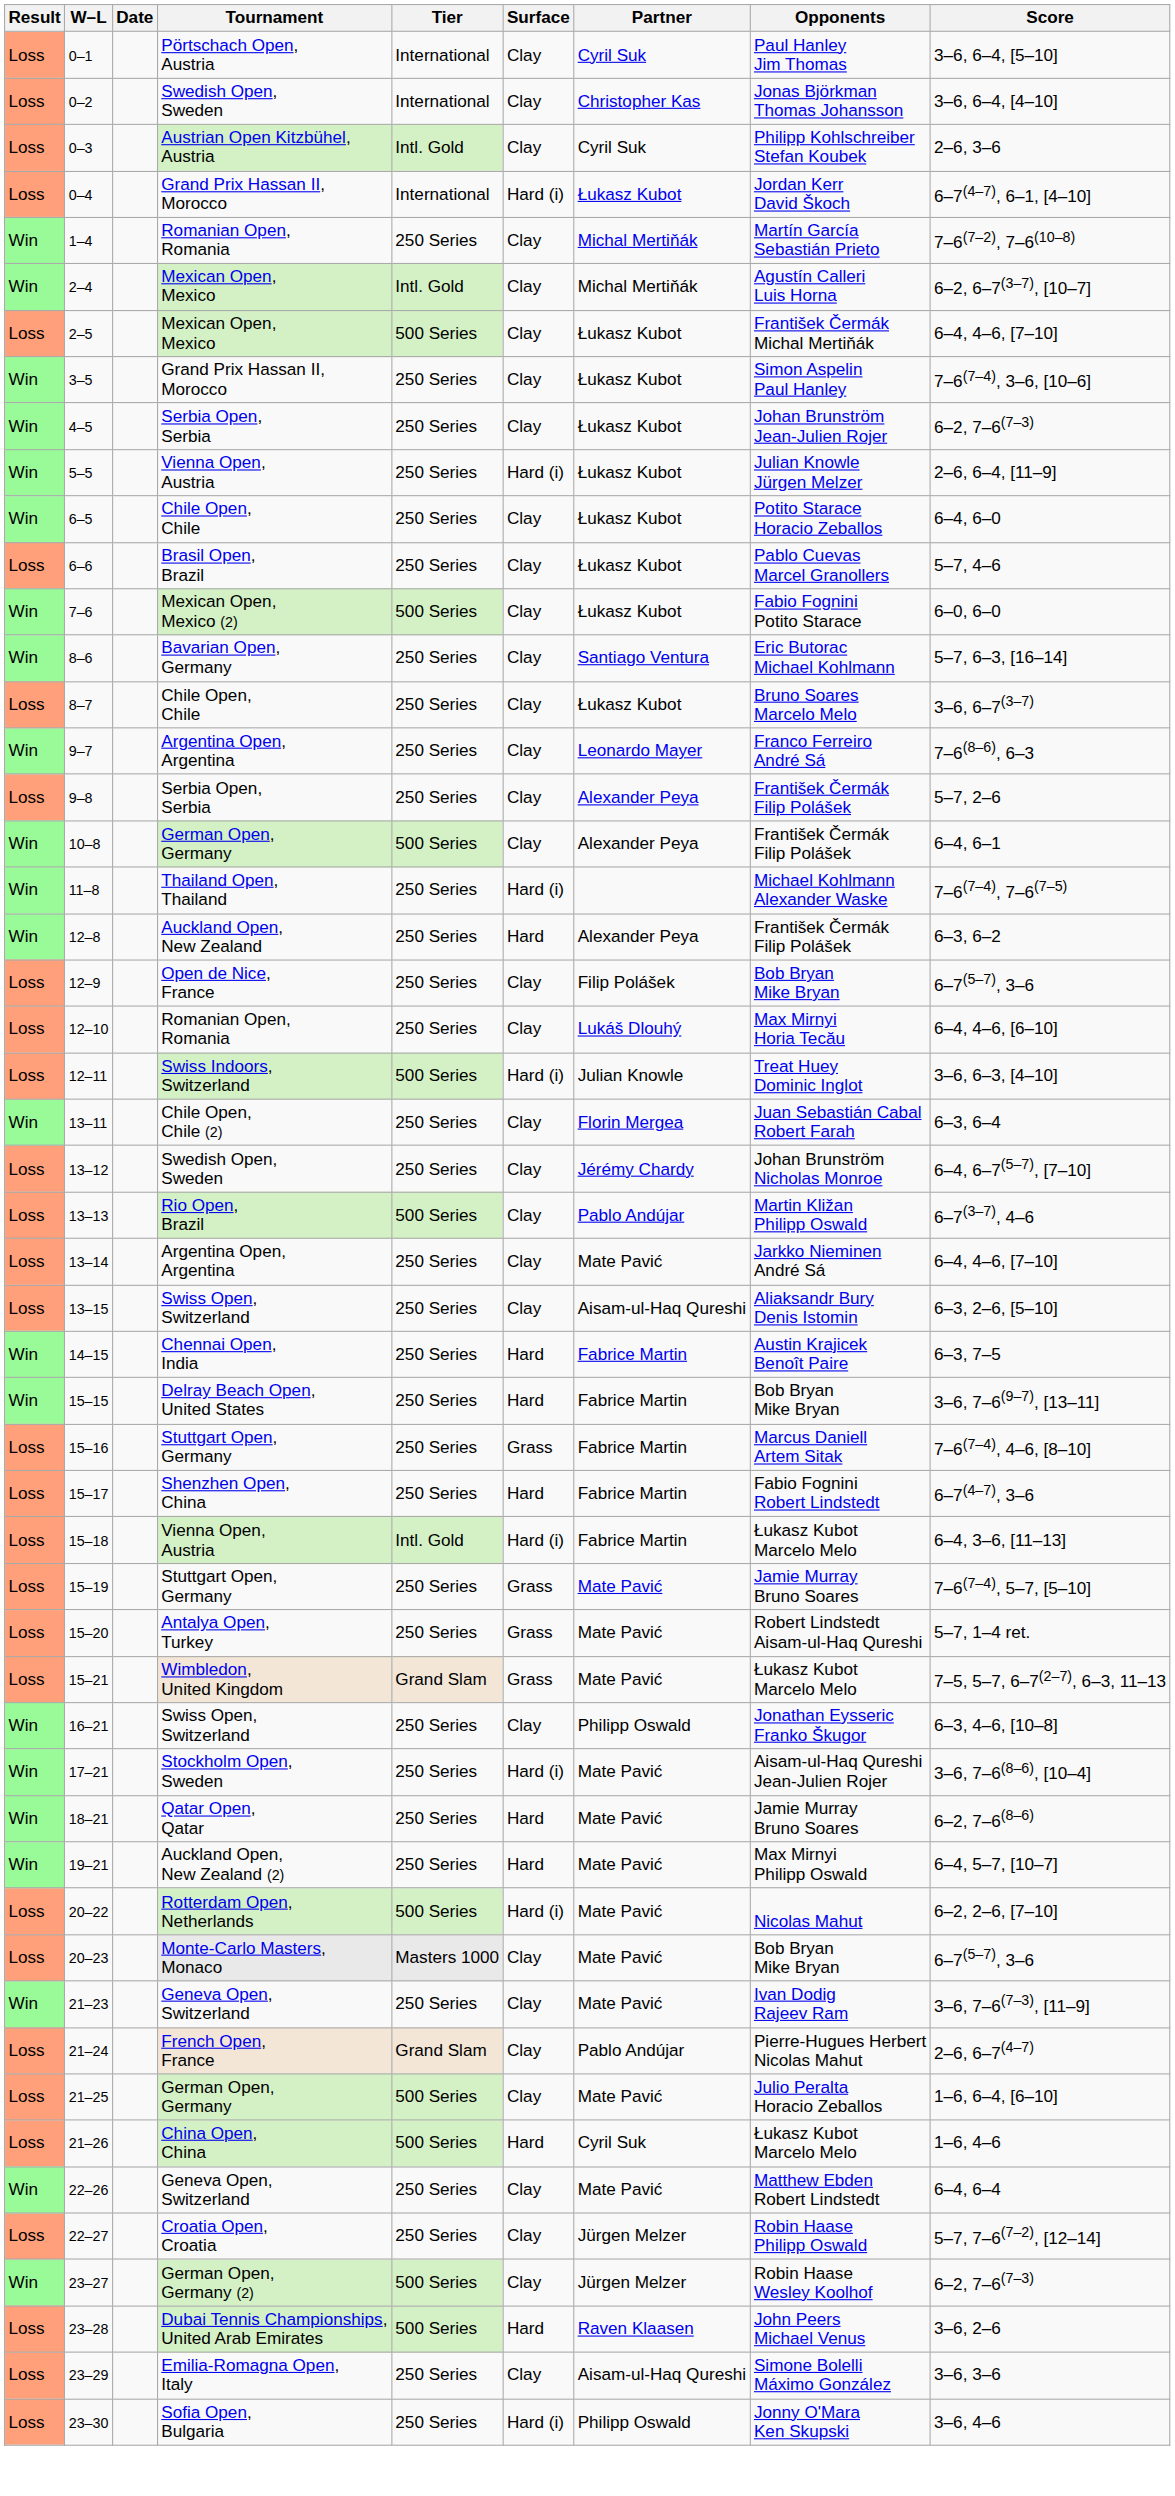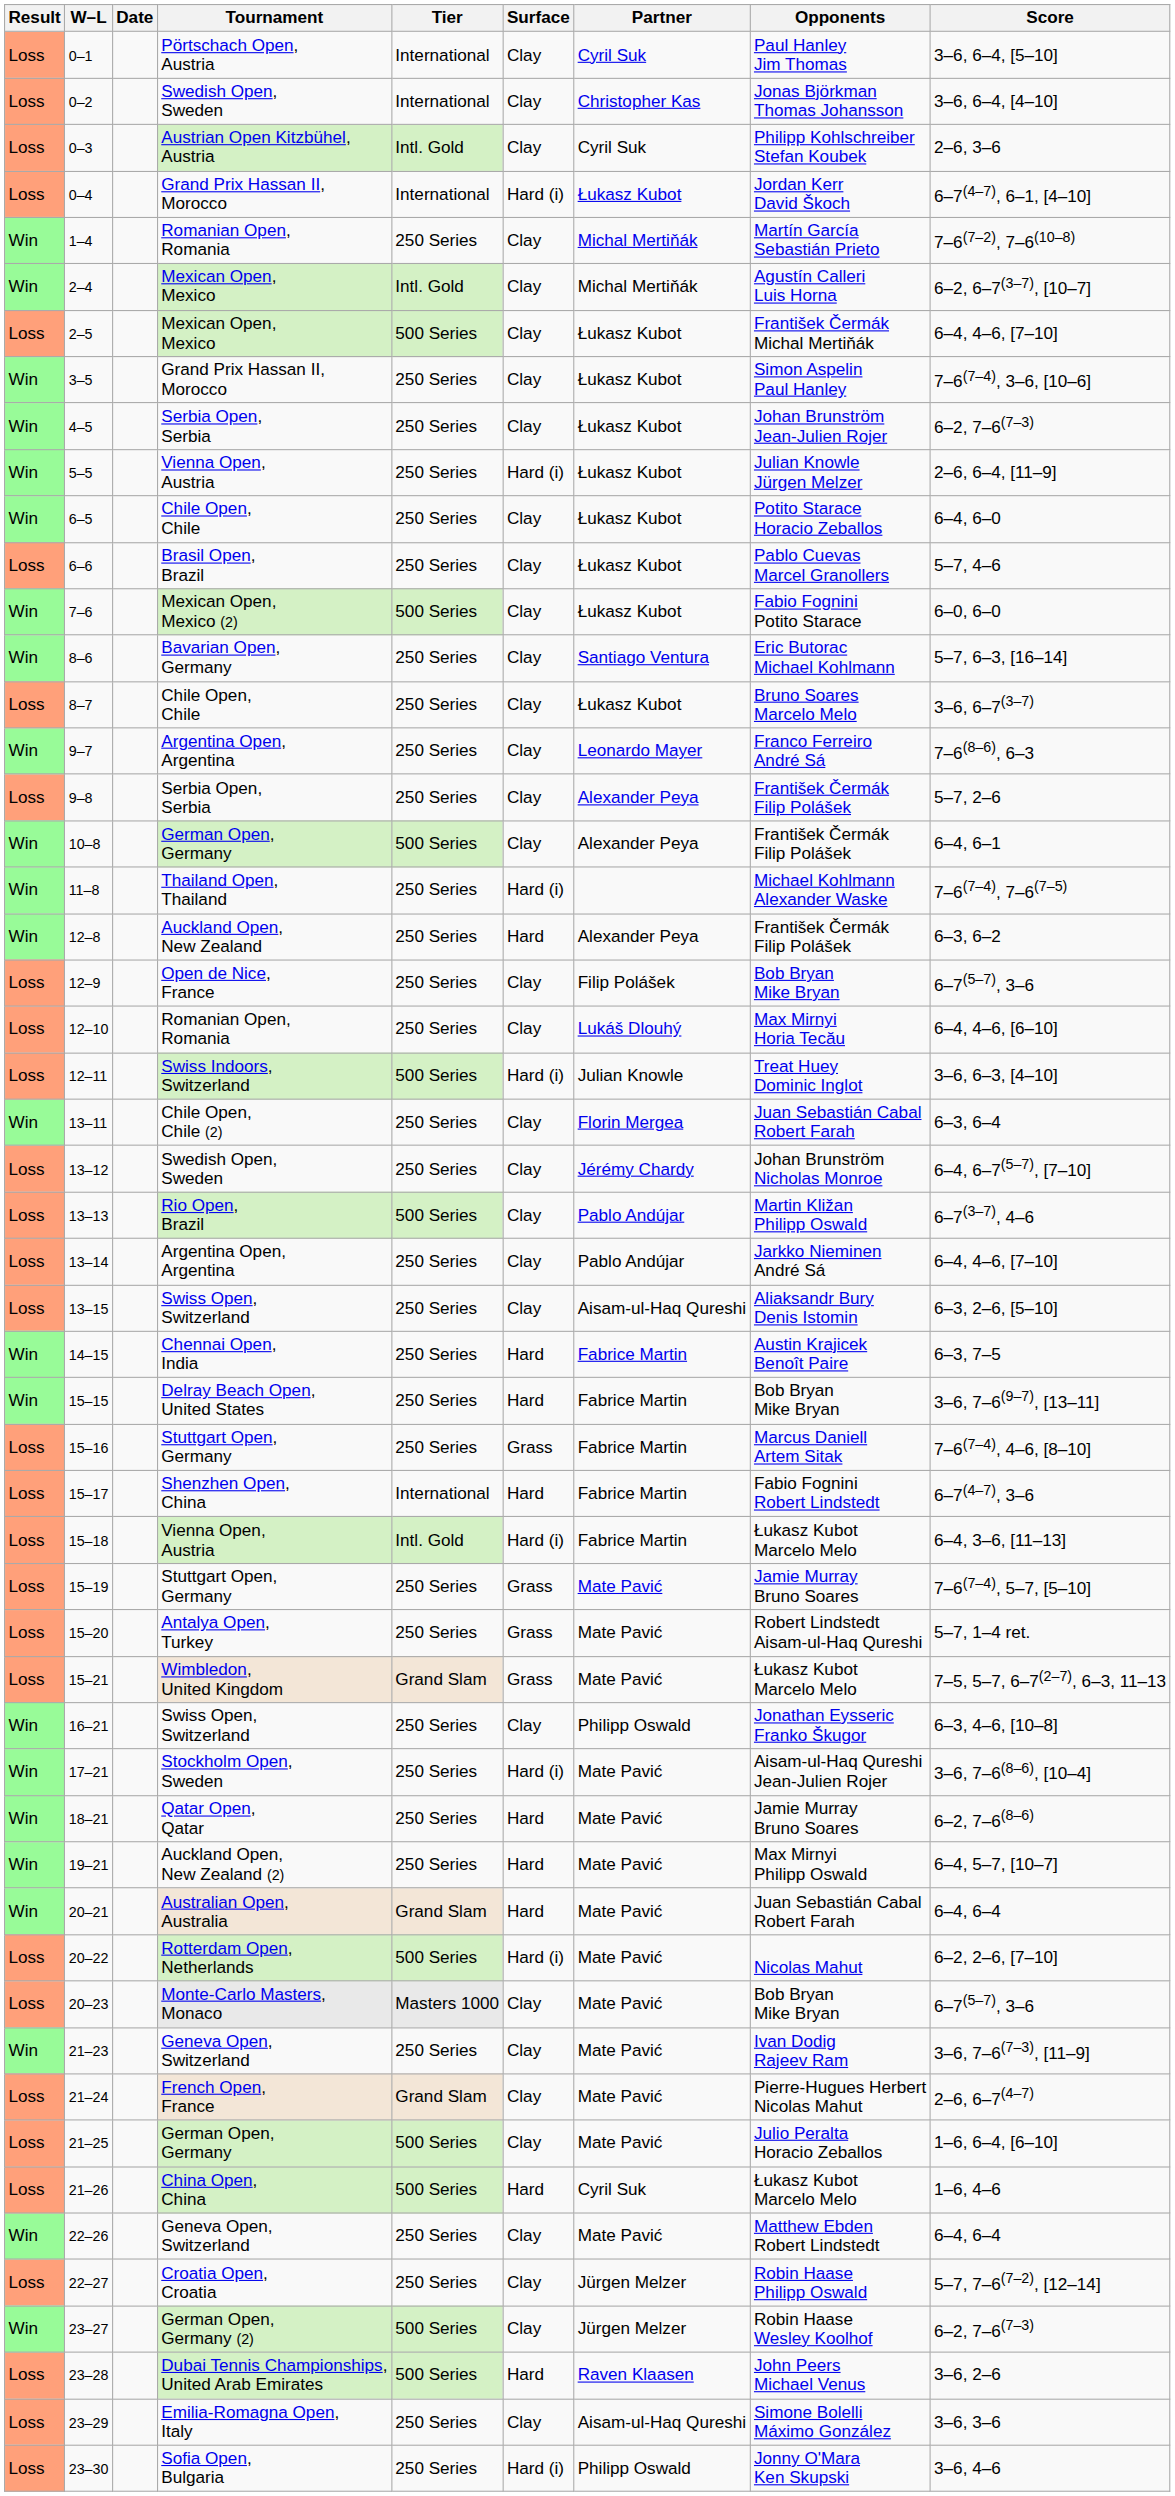(620, 1261) Mate Pavić -> (631, 1261) Pablo Andújar
(436, 1493) 250 Series -> (442, 1493) International
+ row: (89, 1912)
(631, 2050) Pablo Andújar -> (620, 2096) Mate Pavić
